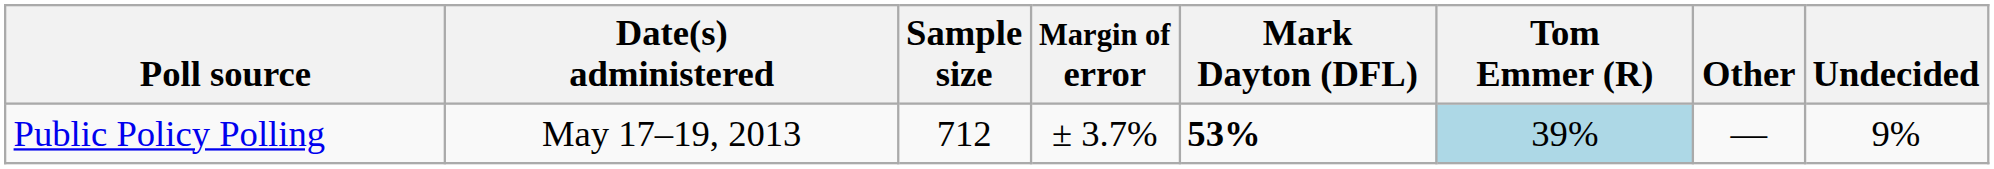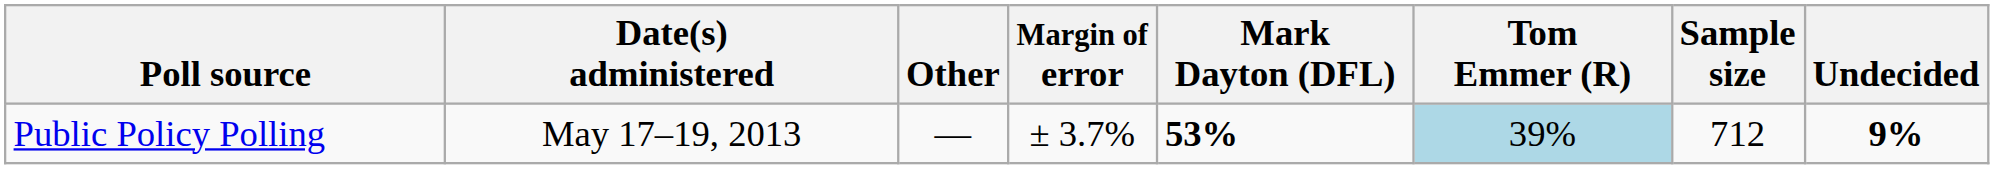columns swapped: (964, 54) <-> (1749, 74)
(1896, 132) normal -> (1896, 132) bold
